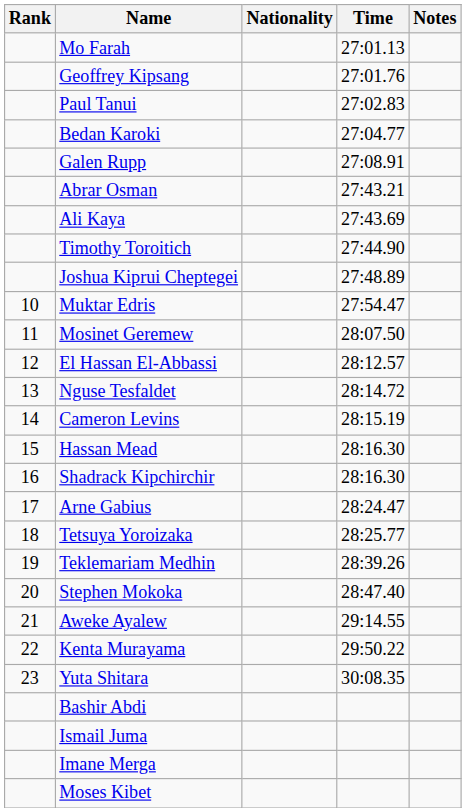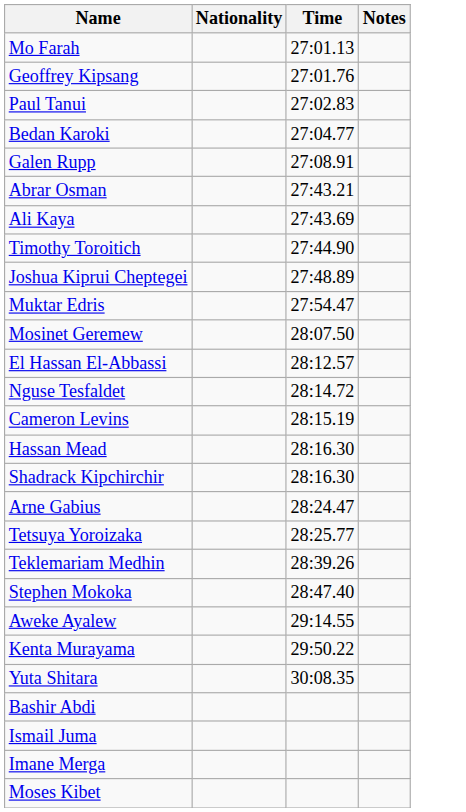- column: (30, 18)
